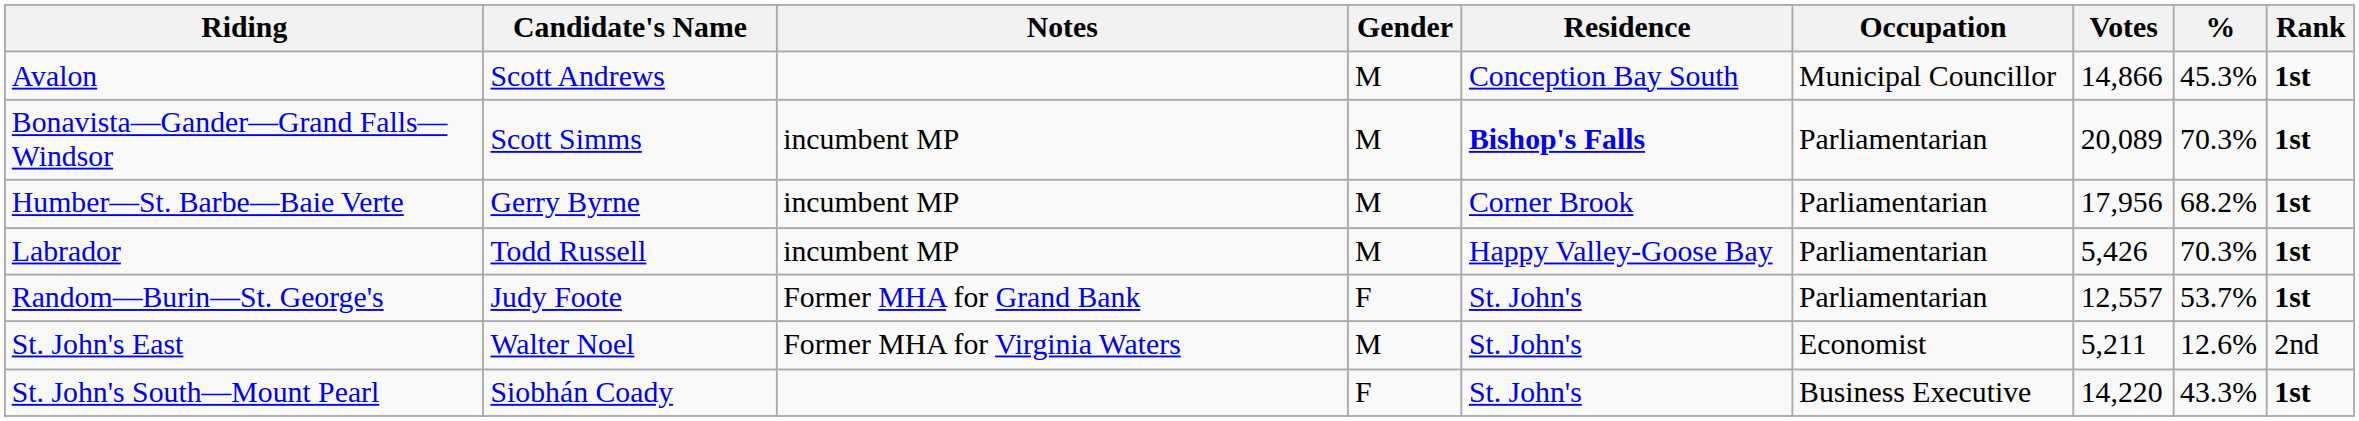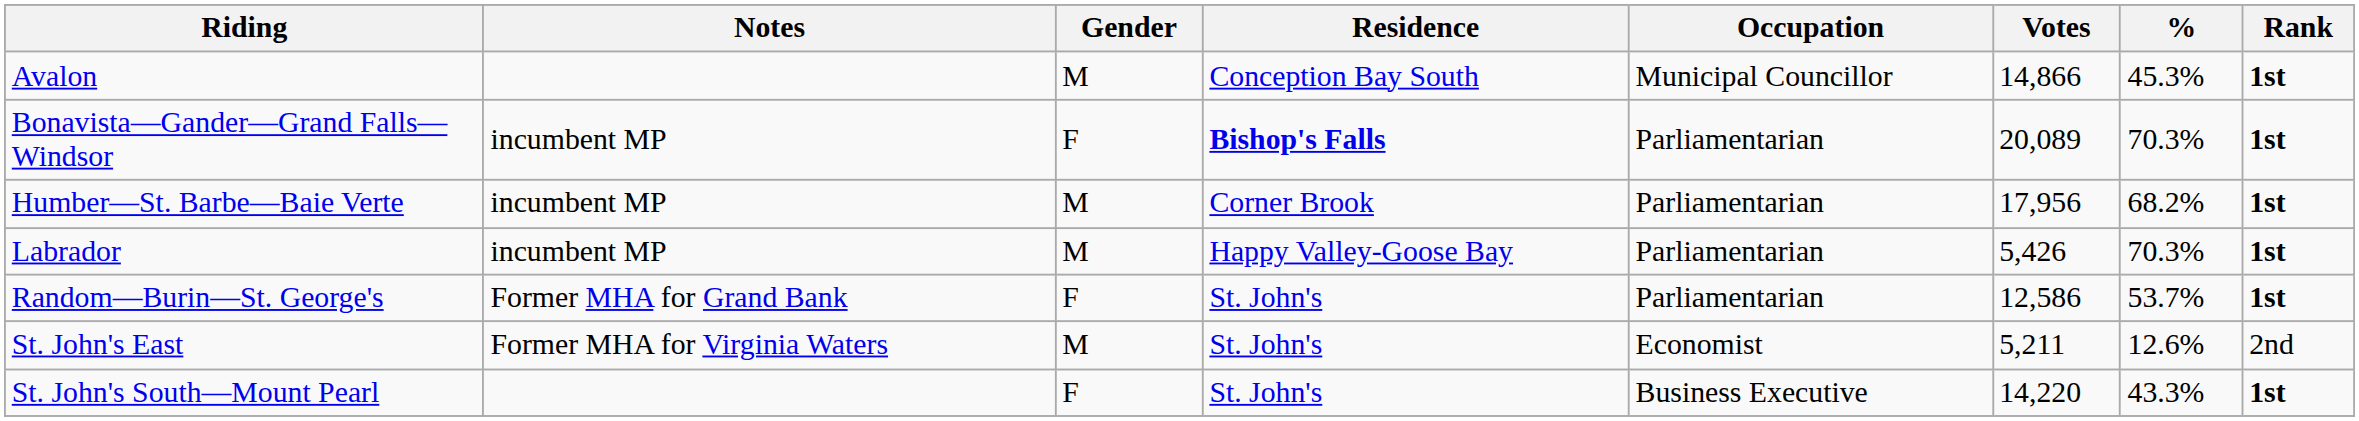- column: (630, 28)
(1368, 139) M -> (1071, 139) F
(2122, 297) 12,557 -> (2040, 297) 12,586
